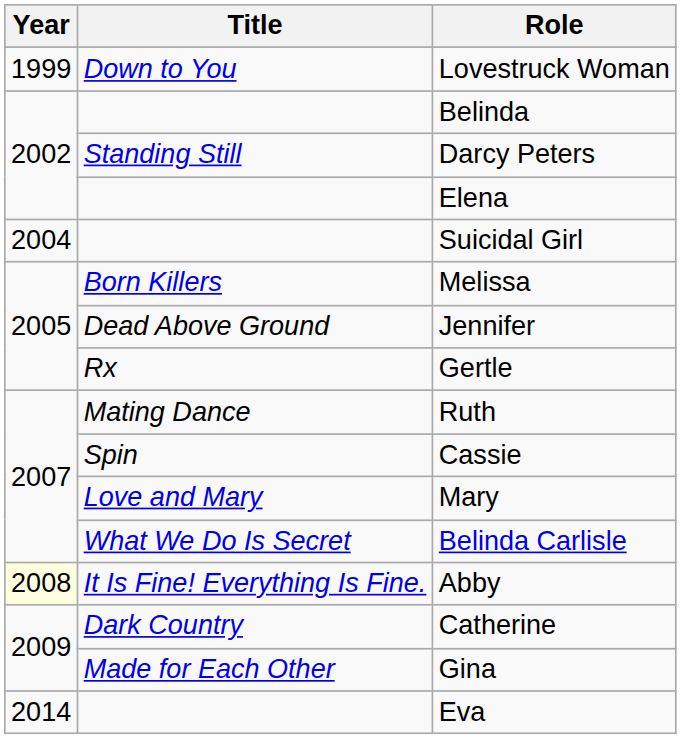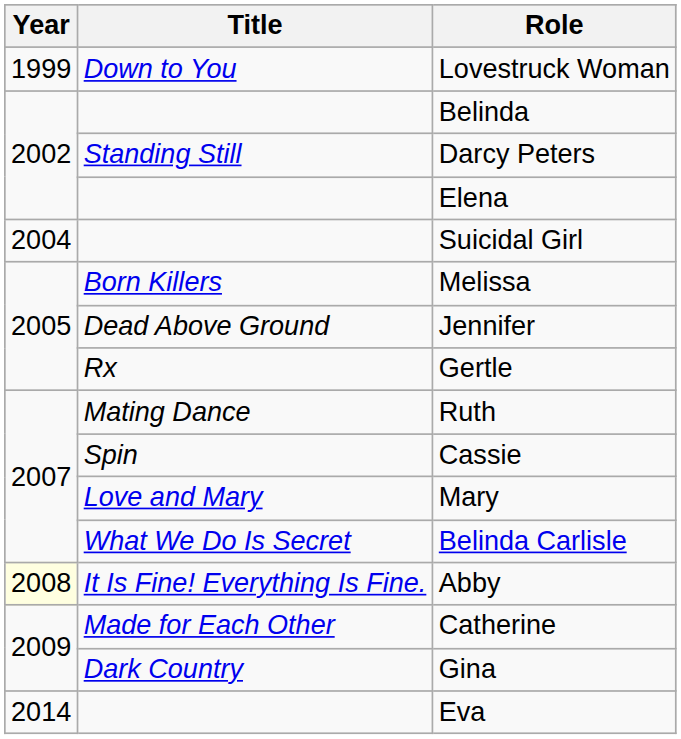(163, 626) Dark Country -> (209, 626) Made for Each Other
(209, 669) Made for Each Other -> (163, 669) Dark Country
